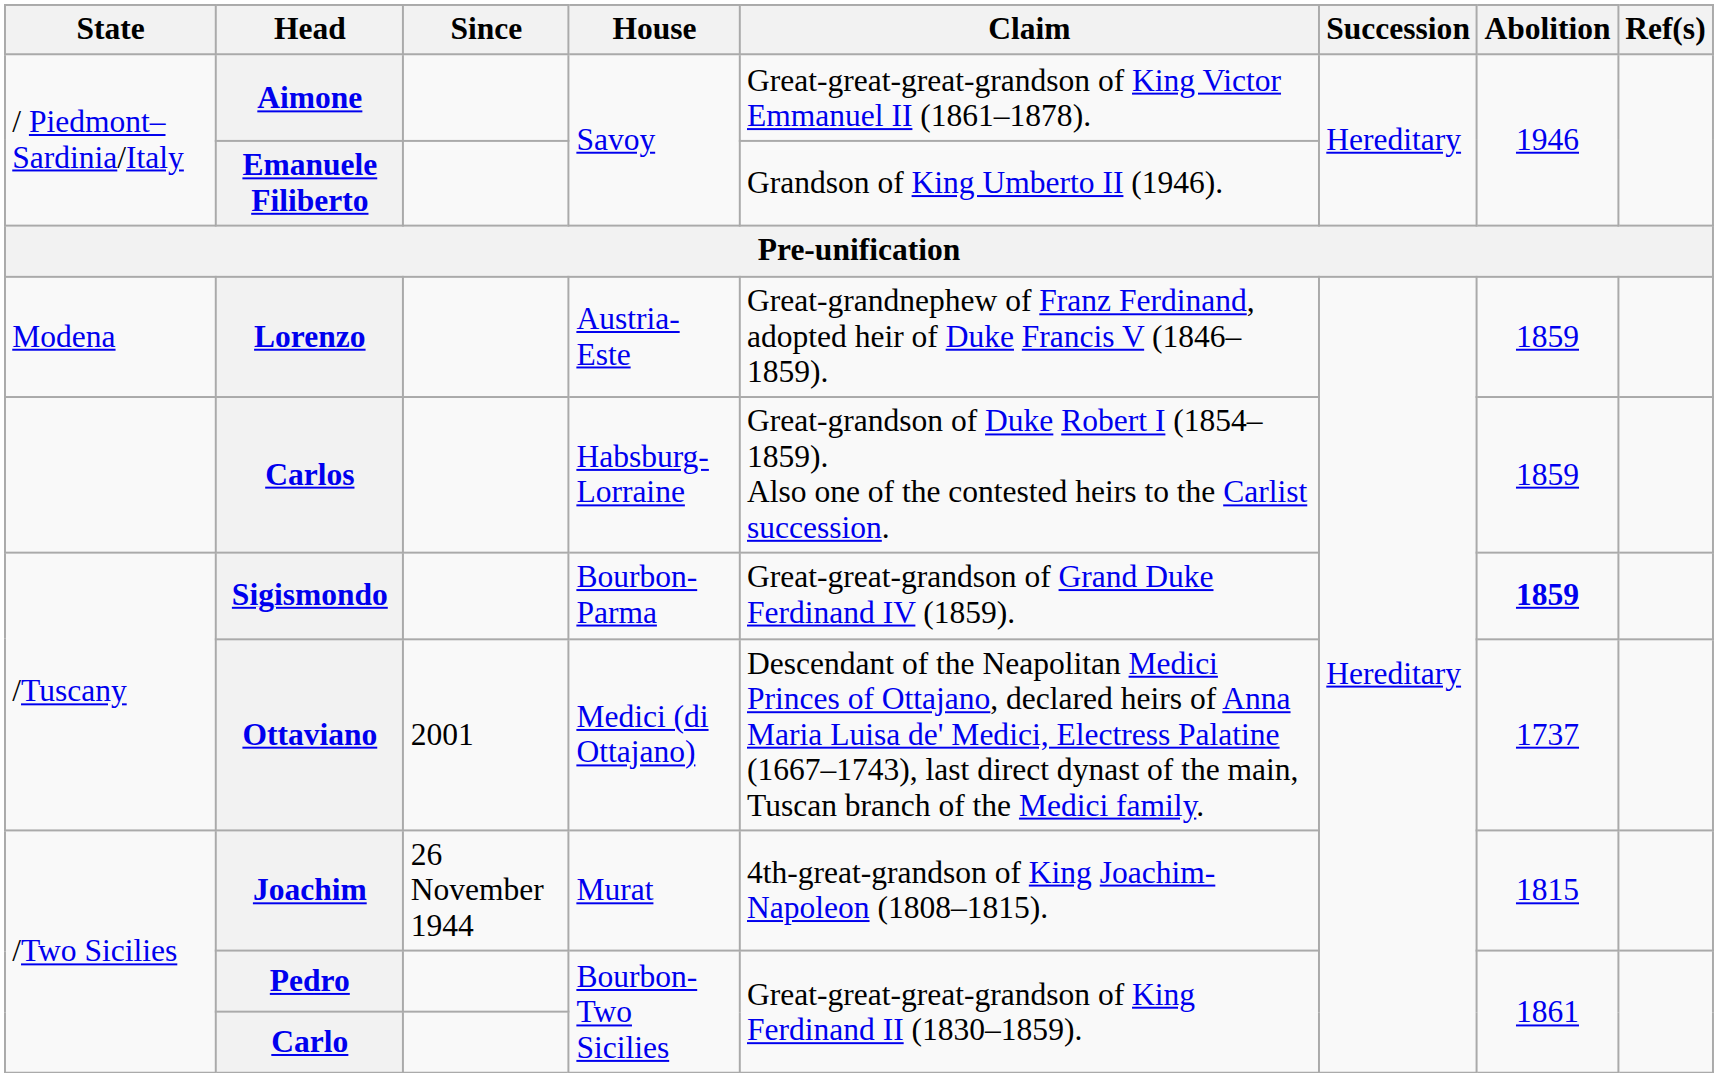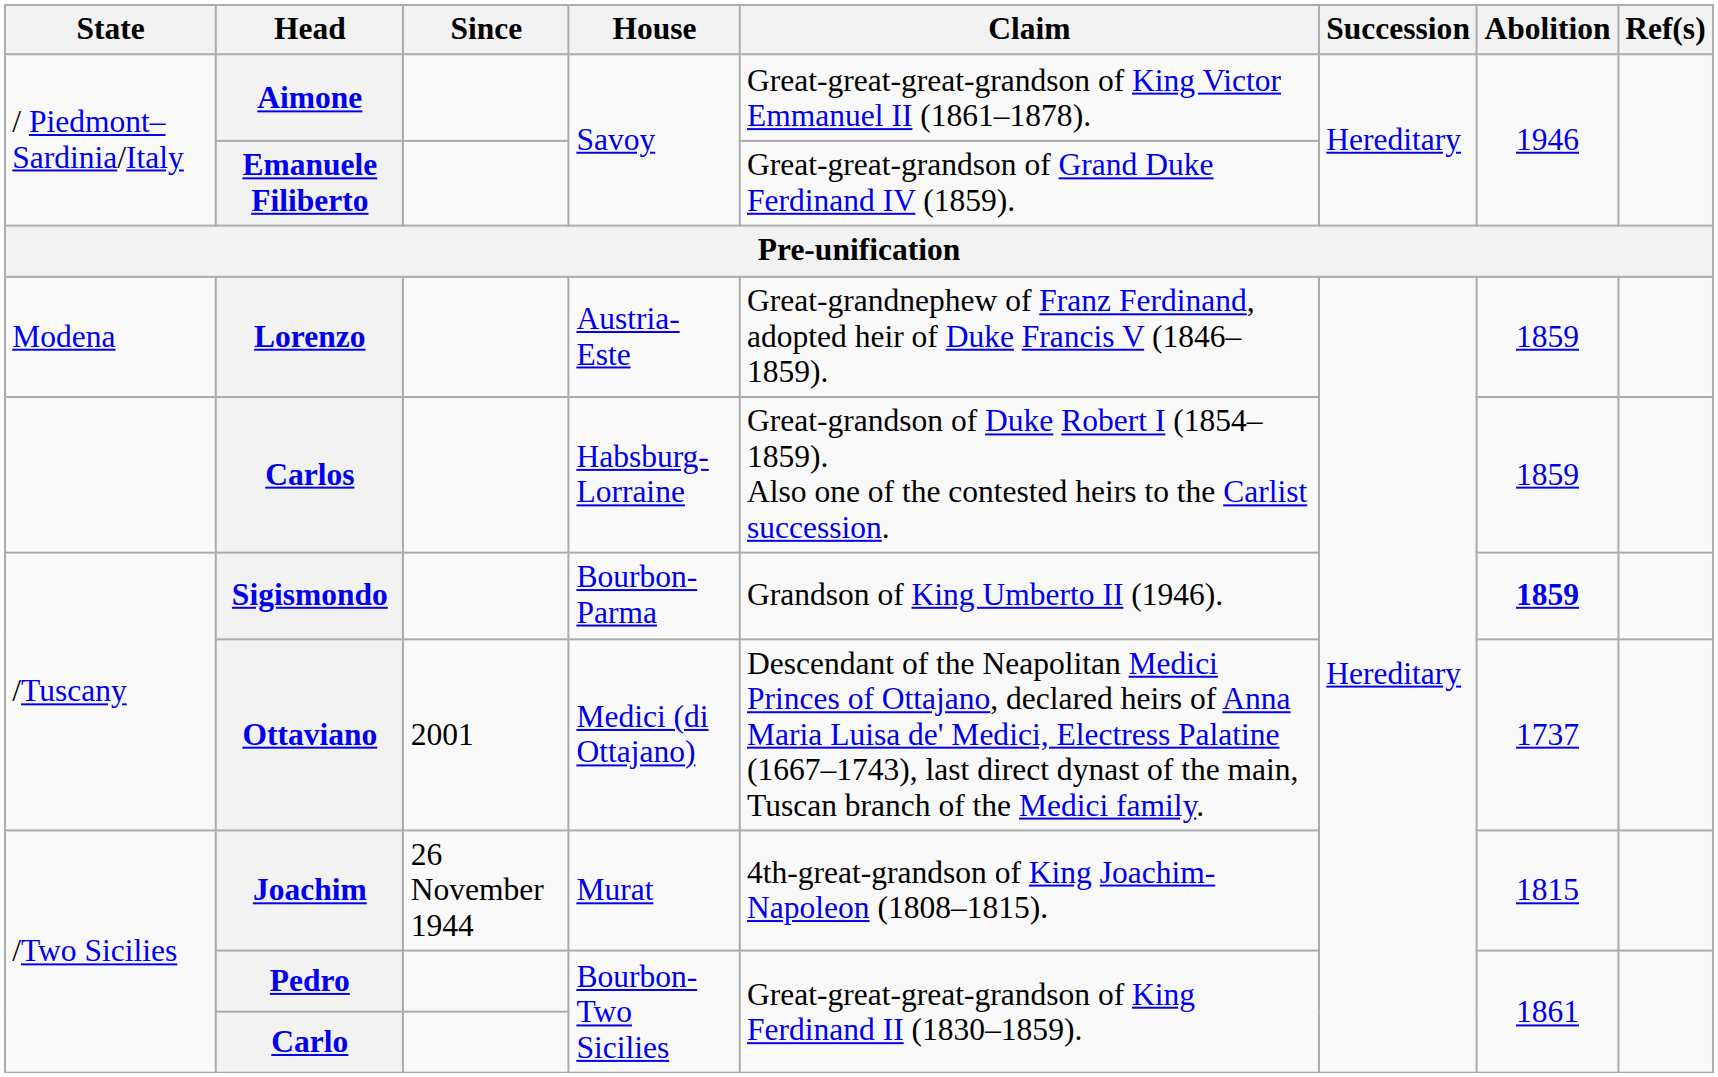(985, 182) Grandson of King Umberto II (1946). -> (980, 182) Great-great-grandson of Grand Duke Ferdinand IV (1859).
(980, 595) Great-great-grandson of Grand Duke Ferdinand IV (1859). -> (985, 595) Grandson of King Umberto II (1946).
